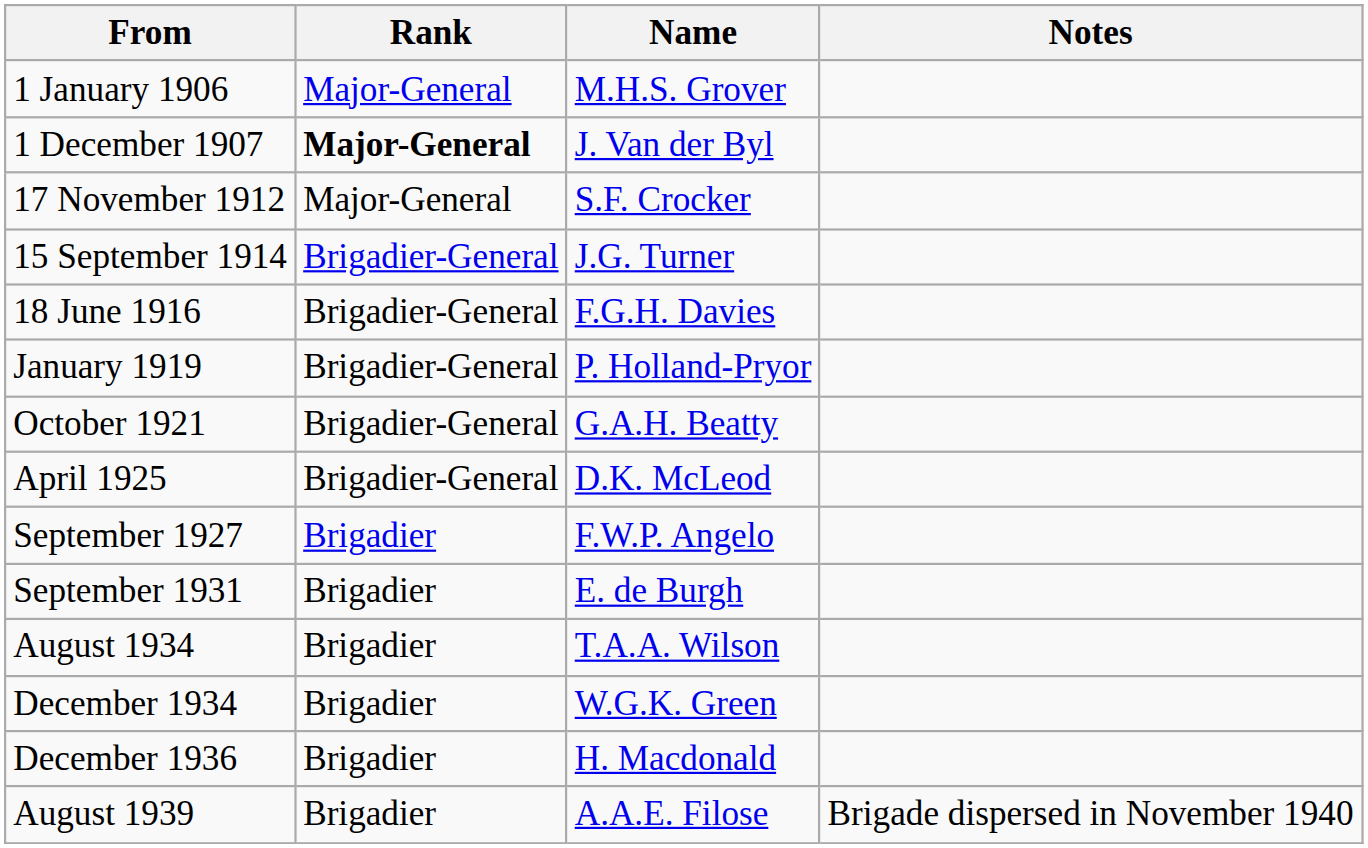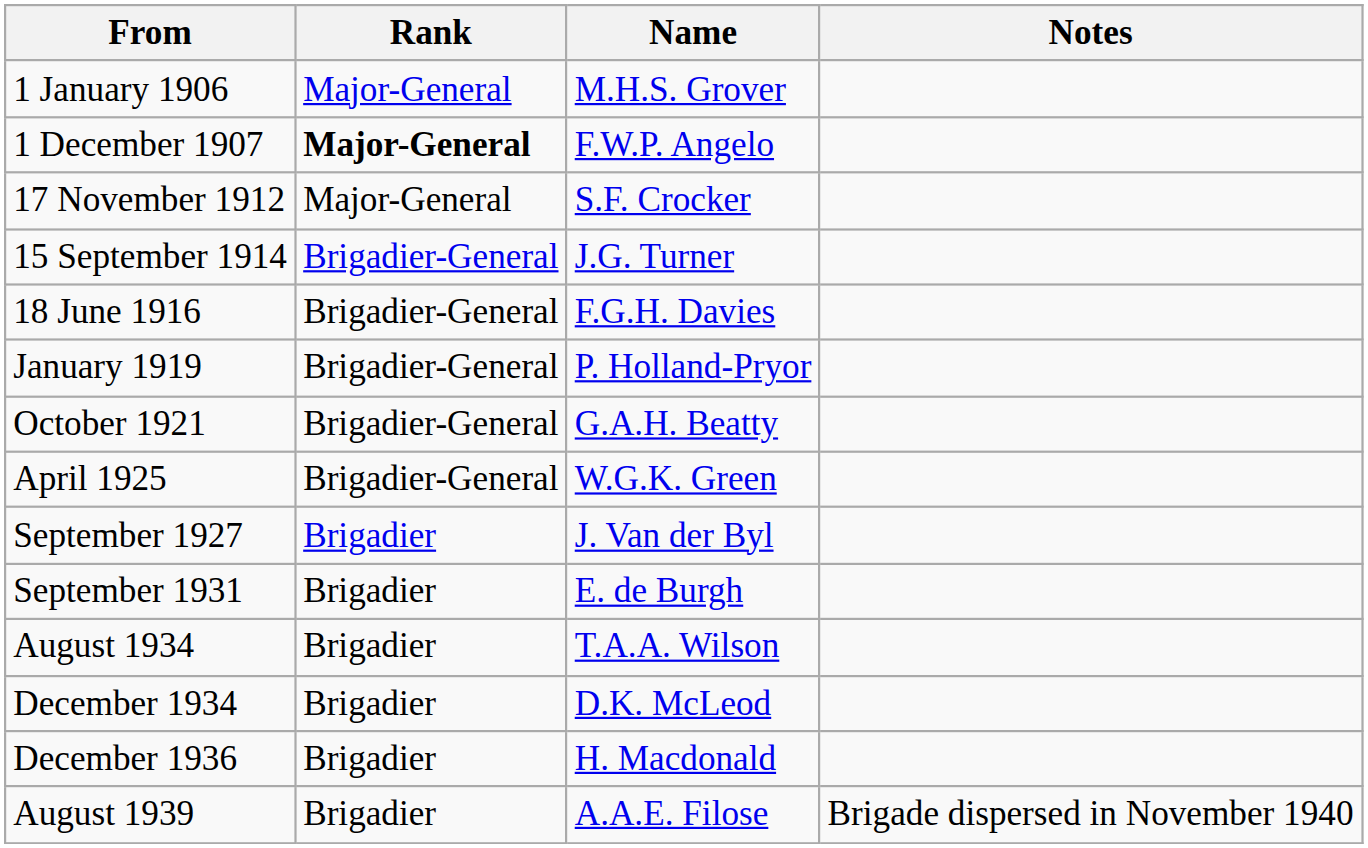(674, 144) J. Van der Byl -> (674, 144) F.W.P. Angelo
(673, 479) D.K. McLeod -> (676, 479) W.G.K. Green
(674, 534) F.W.P. Angelo -> (674, 534) J. Van der Byl
(676, 702) W.G.K. Green -> (673, 702) D.K. McLeod
